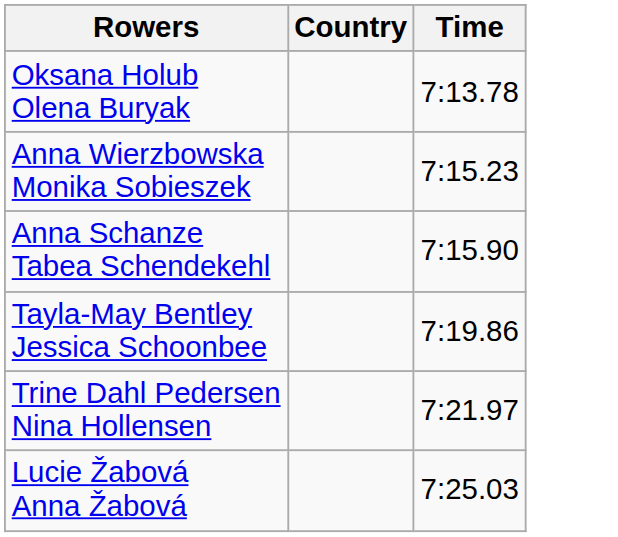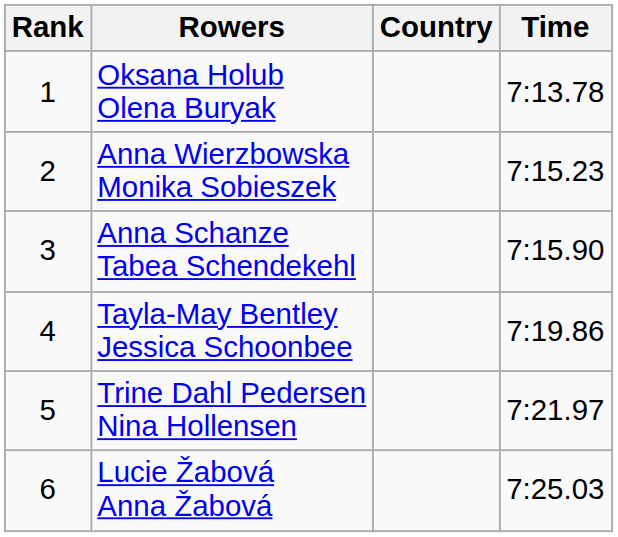+ column: (48, 27)
